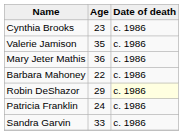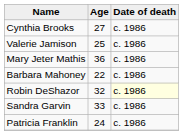(99, 28) 23 -> (99, 28) 27
(99, 43) 35 -> (99, 43) 25
(99, 91) 29 -> (99, 91) 32
rows swapped: (39, 122) <-> (42, 106)
